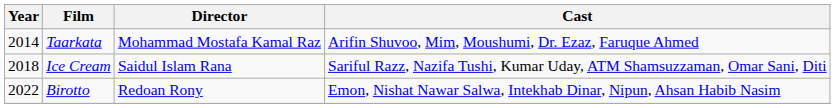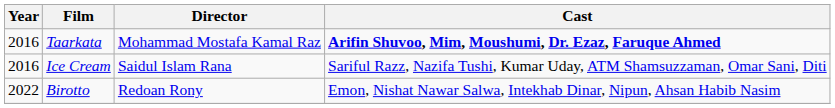(24, 41) 2014 -> (24, 41) 2016
(513, 41) normal -> (524, 41) bold
(24, 66) 2018 -> (24, 66) 2016
